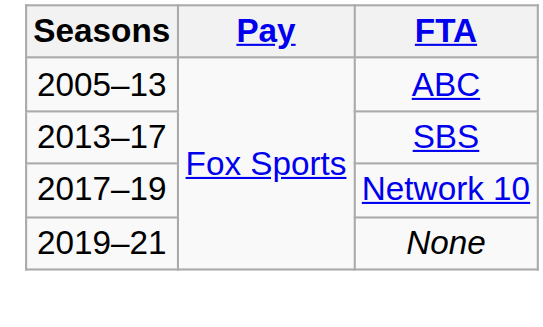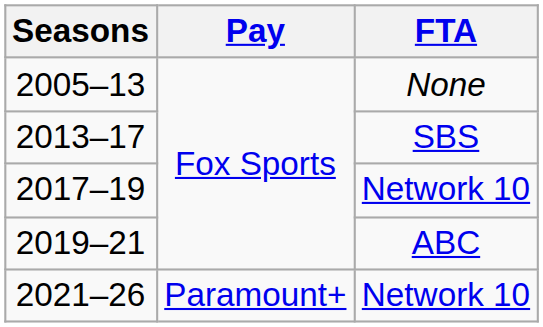(446, 83) ABC -> (446, 83) None
(446, 242) None -> (446, 242) ABC
+ row: (80, 295)
